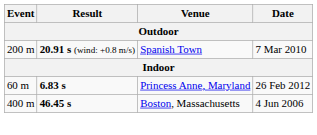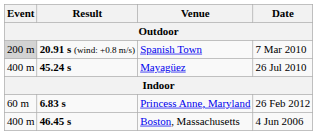(21, 49) no background -> (21, 49) lightgrey background
+ row: (163, 67)
